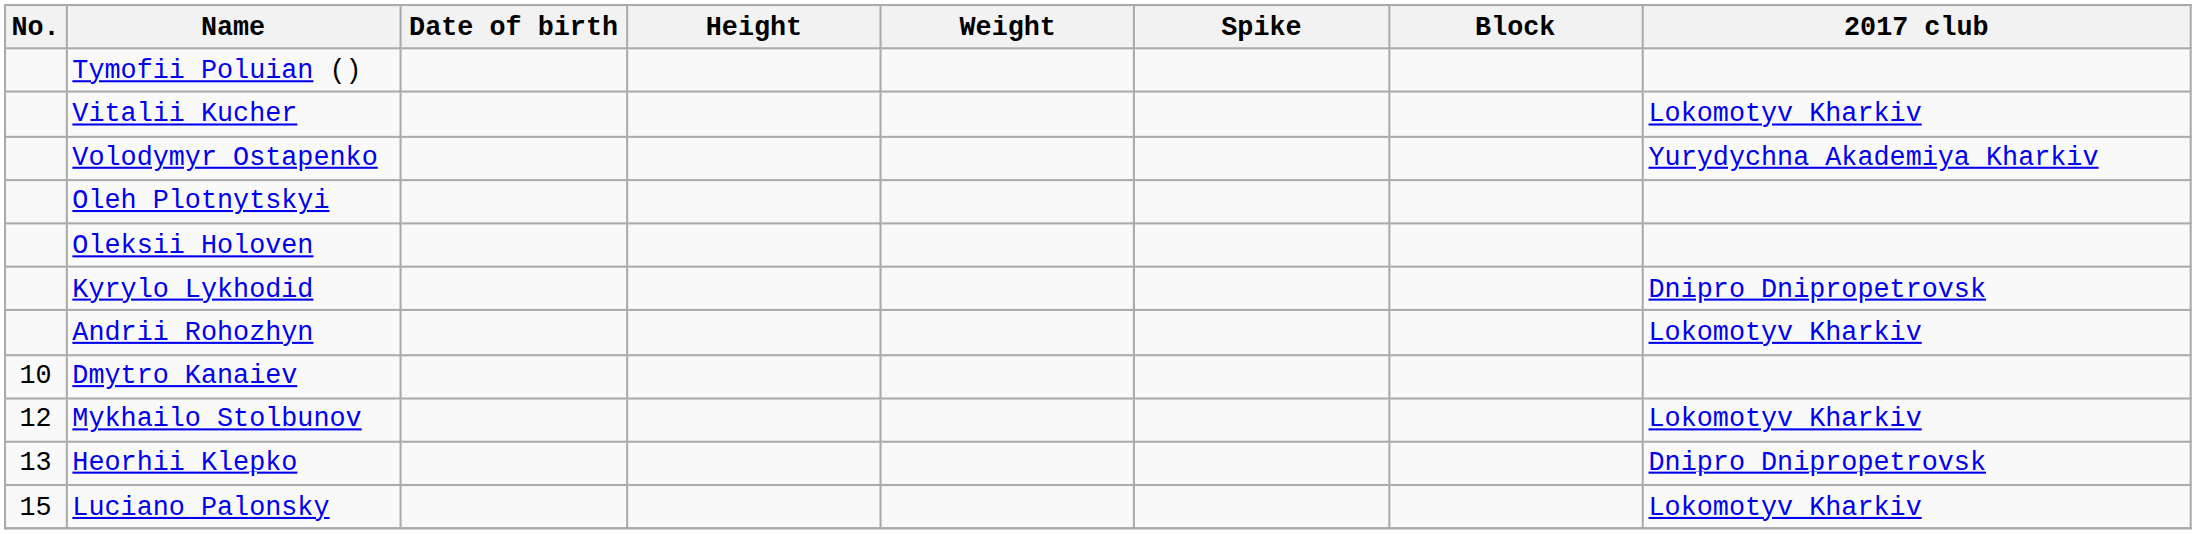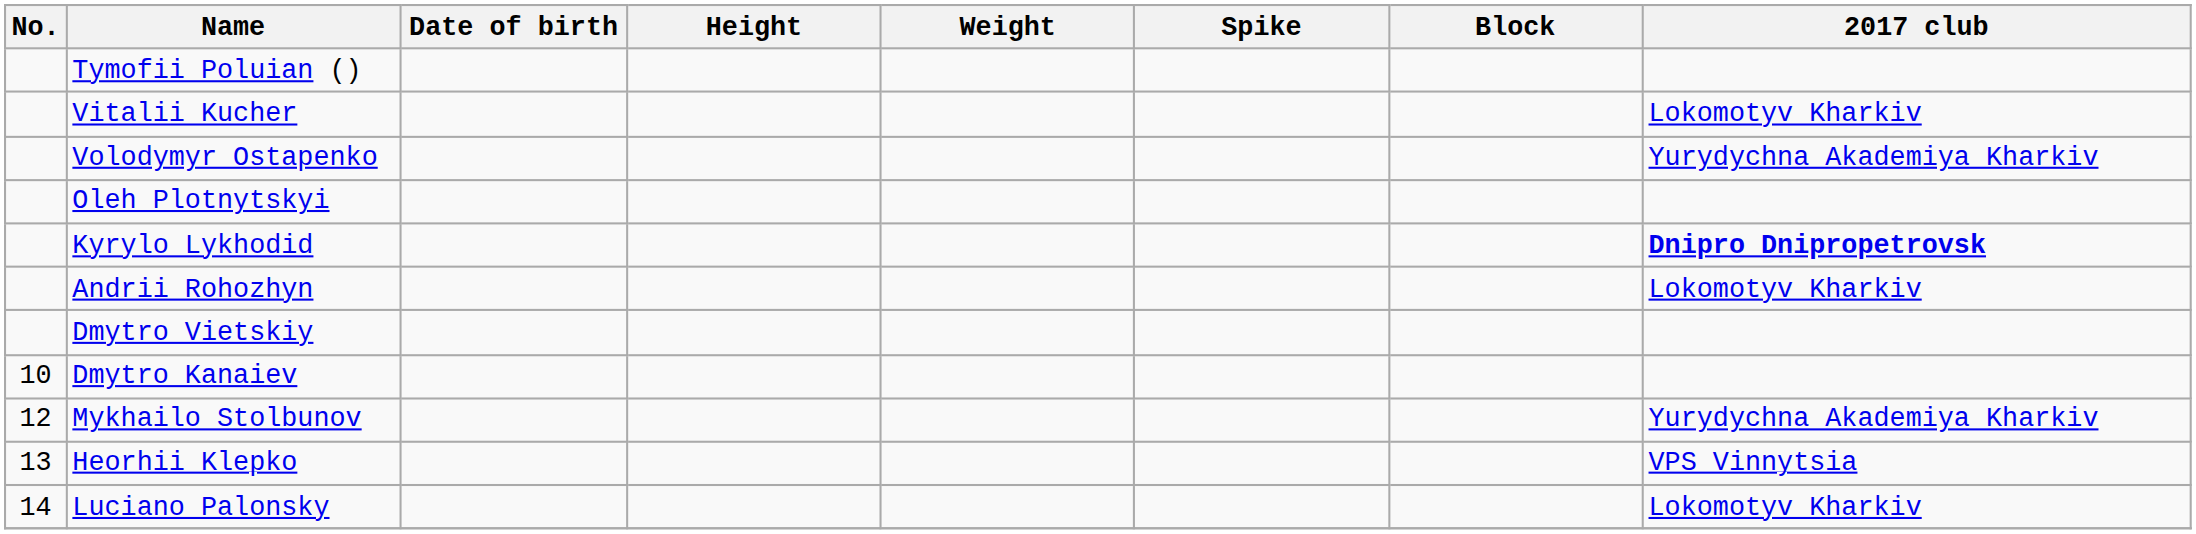- row: (193, 245)
(1817, 289) normal -> (1817, 245) bold
+ row: (193, 332)
(1785, 420) Lokomotyv Kharkiv -> (1874, 420) Yurydychna Akademiya Kharkiv
(1817, 463) Dnipro Dnipropetrovsk -> (1753, 463) VPS Vinnytsia
(35, 507) 15 -> (35, 507) 14
